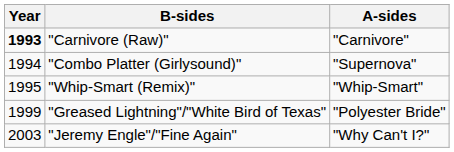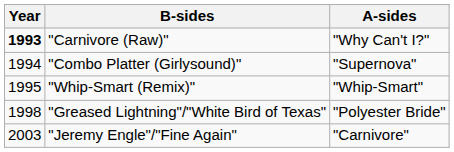(371, 40) "Carnivore" -> (381, 40) "Why Can't I?"
(25, 111) 1999 -> (25, 111) 1998
(381, 135) "Why Can't I?" -> (371, 135) "Carnivore"
